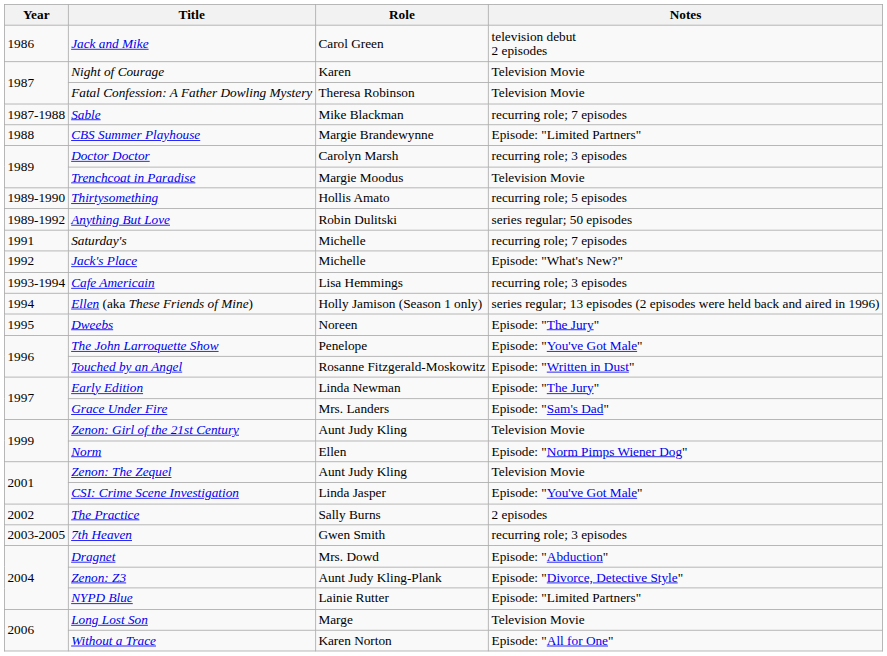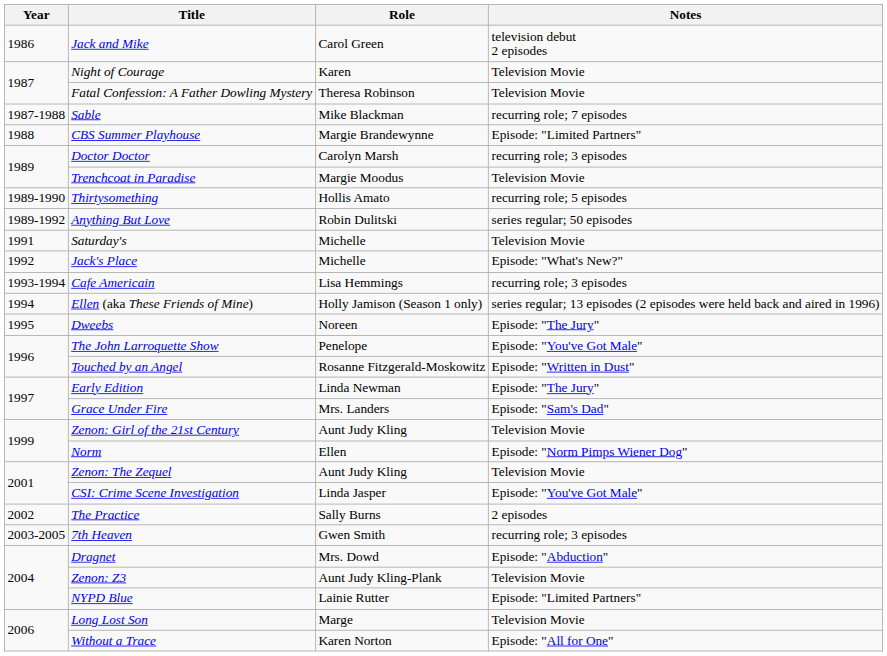(559, 240) recurring role; 7 episodes -> (538, 240) Television Movie
(587, 577) Episode: "Divorce, Detective Style" -> (538, 577) Television Movie
